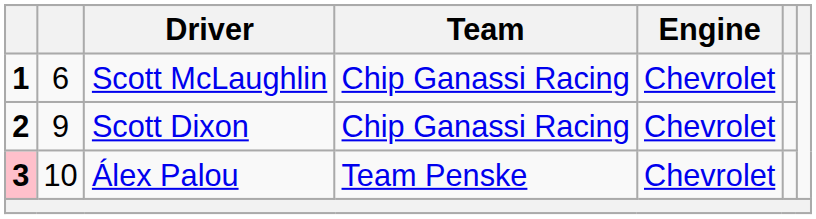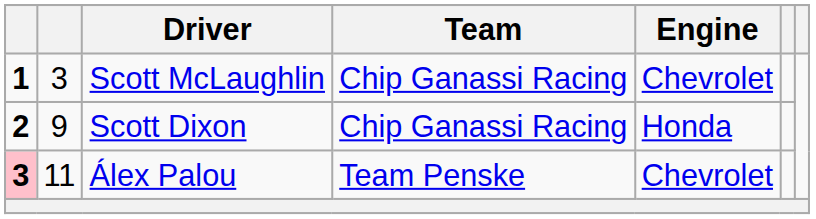(61, 78) 6 -> (59, 78) 3
(710, 127) Chevrolet -> (687, 127) Honda
(61, 175) 10 -> (59, 175) 11
